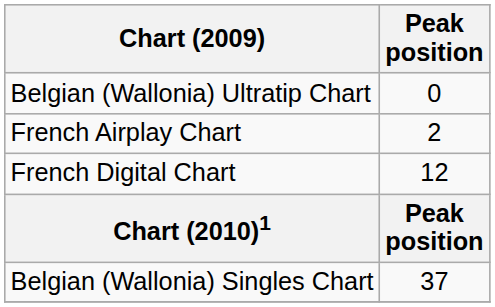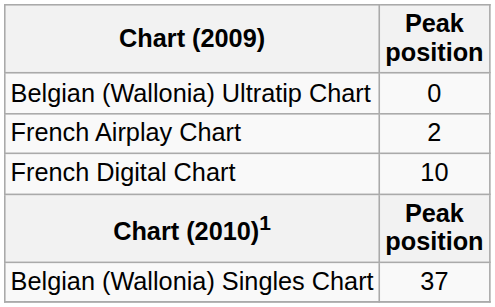(434, 173) 12 -> (434, 173) 10
